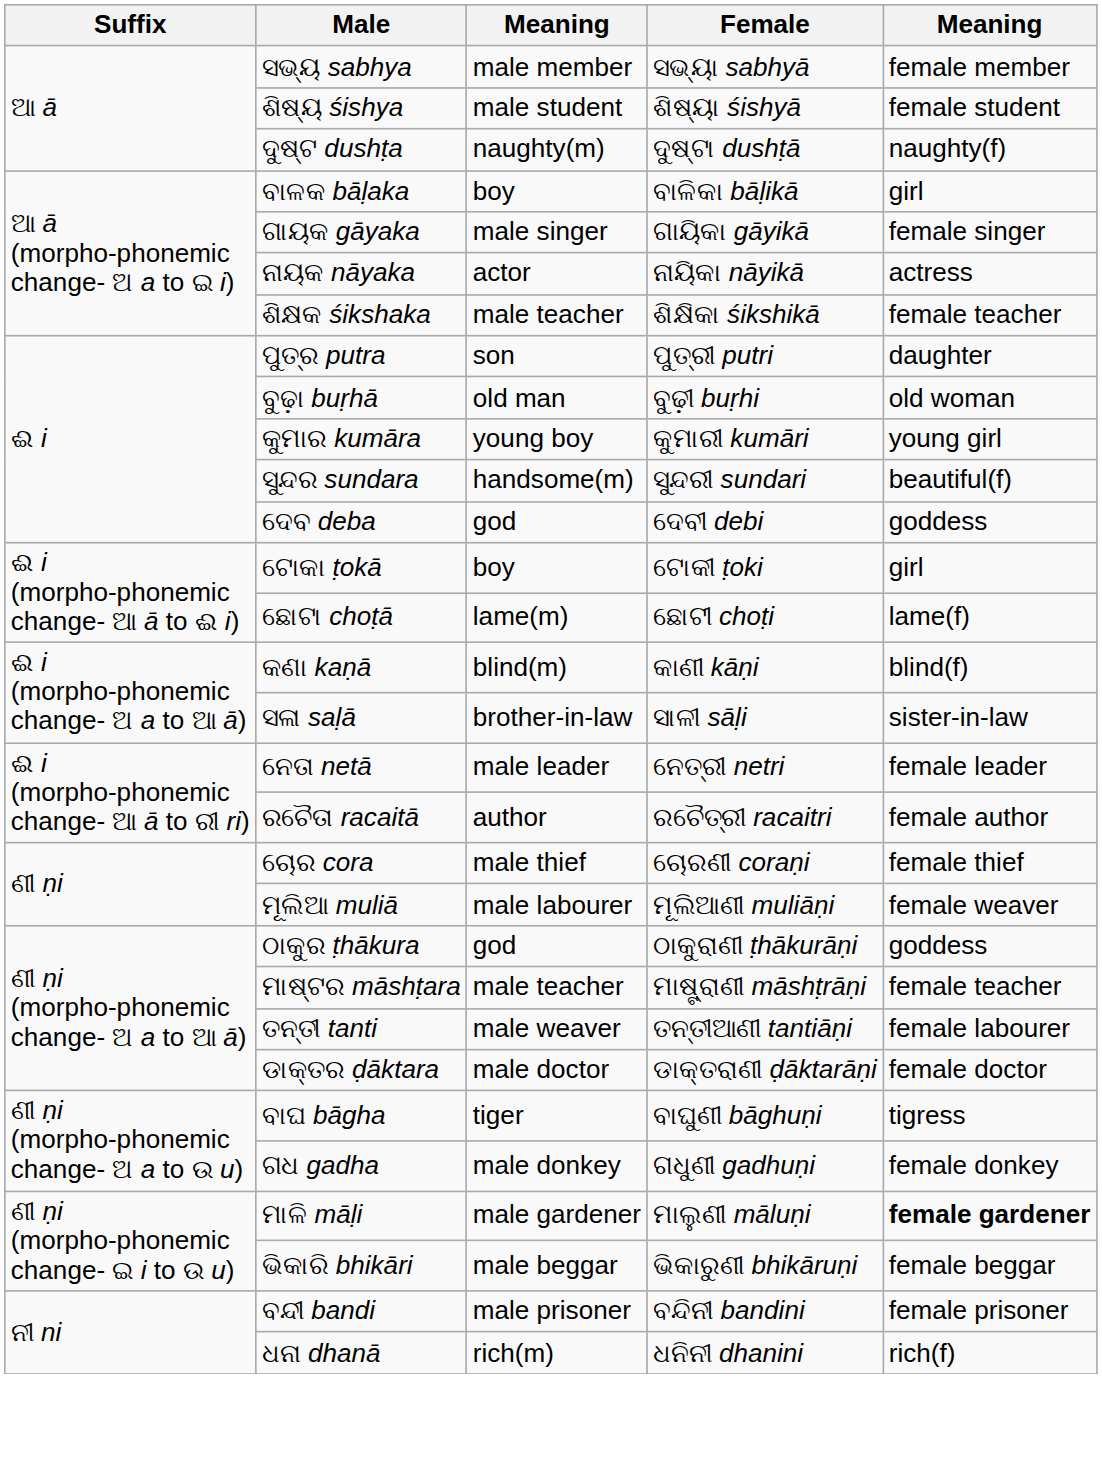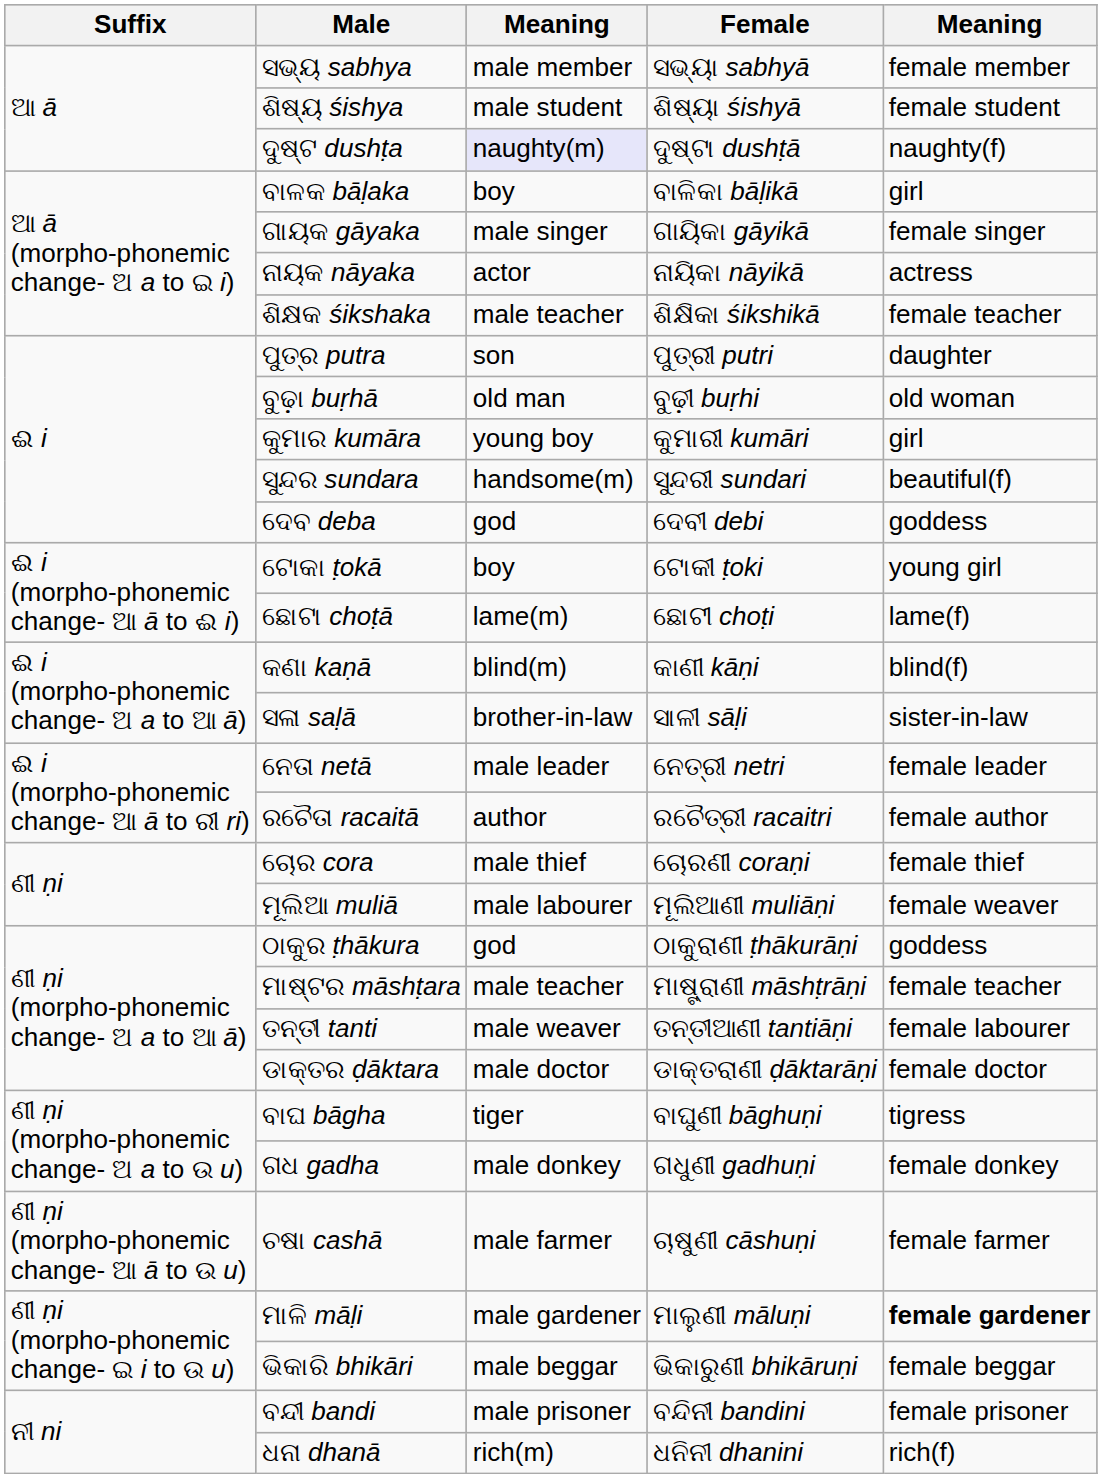(539, 149) no background -> (539, 149) lavender background
(945, 438) young girl -> (906, 438) girl
(906, 567) girl -> (945, 567) young girl
+ row: (322, 1240)
